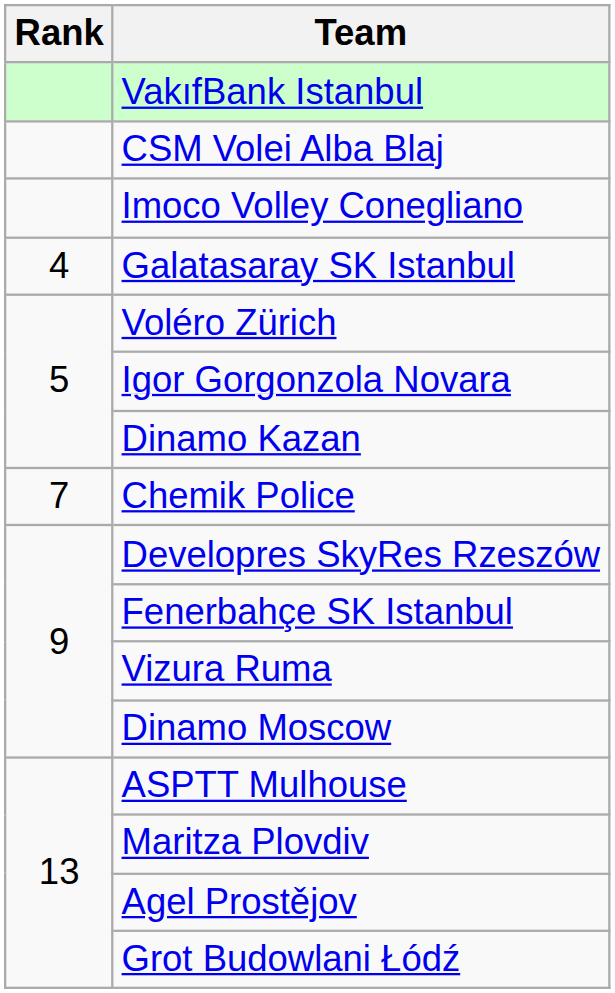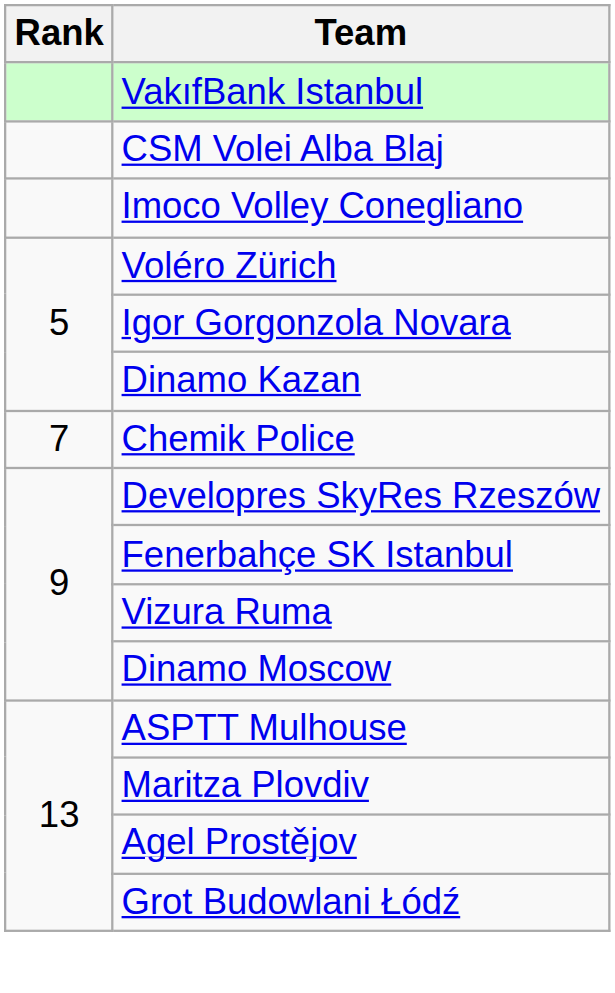- row: (318, 264)
